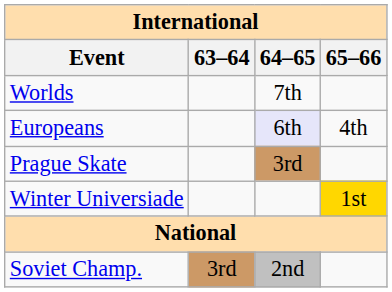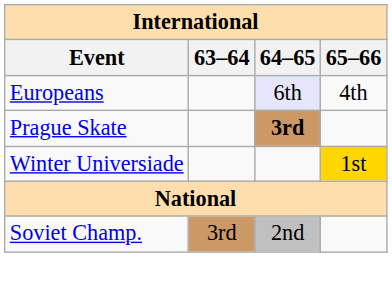- row: (42, 92)
(288, 163) normal -> (288, 127) bold
